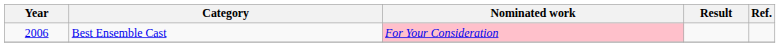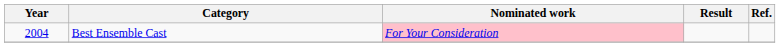(37, 32) 2006 -> (37, 32) 2004
